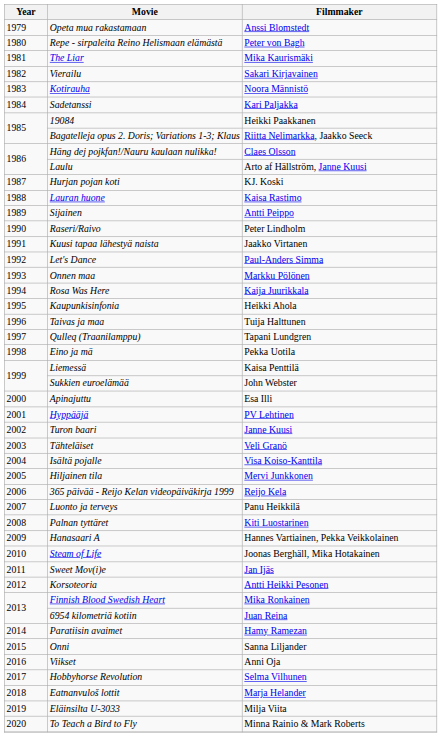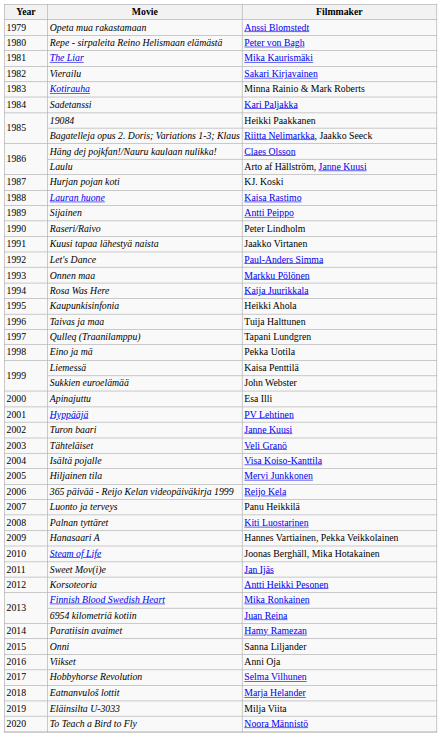(276, 89) Noora Männistö -> (305, 89) Minna Rainio & Mark Roberts
(305, 724) Minna Rainio & Mark Roberts -> (276, 724) Noora Männistö
